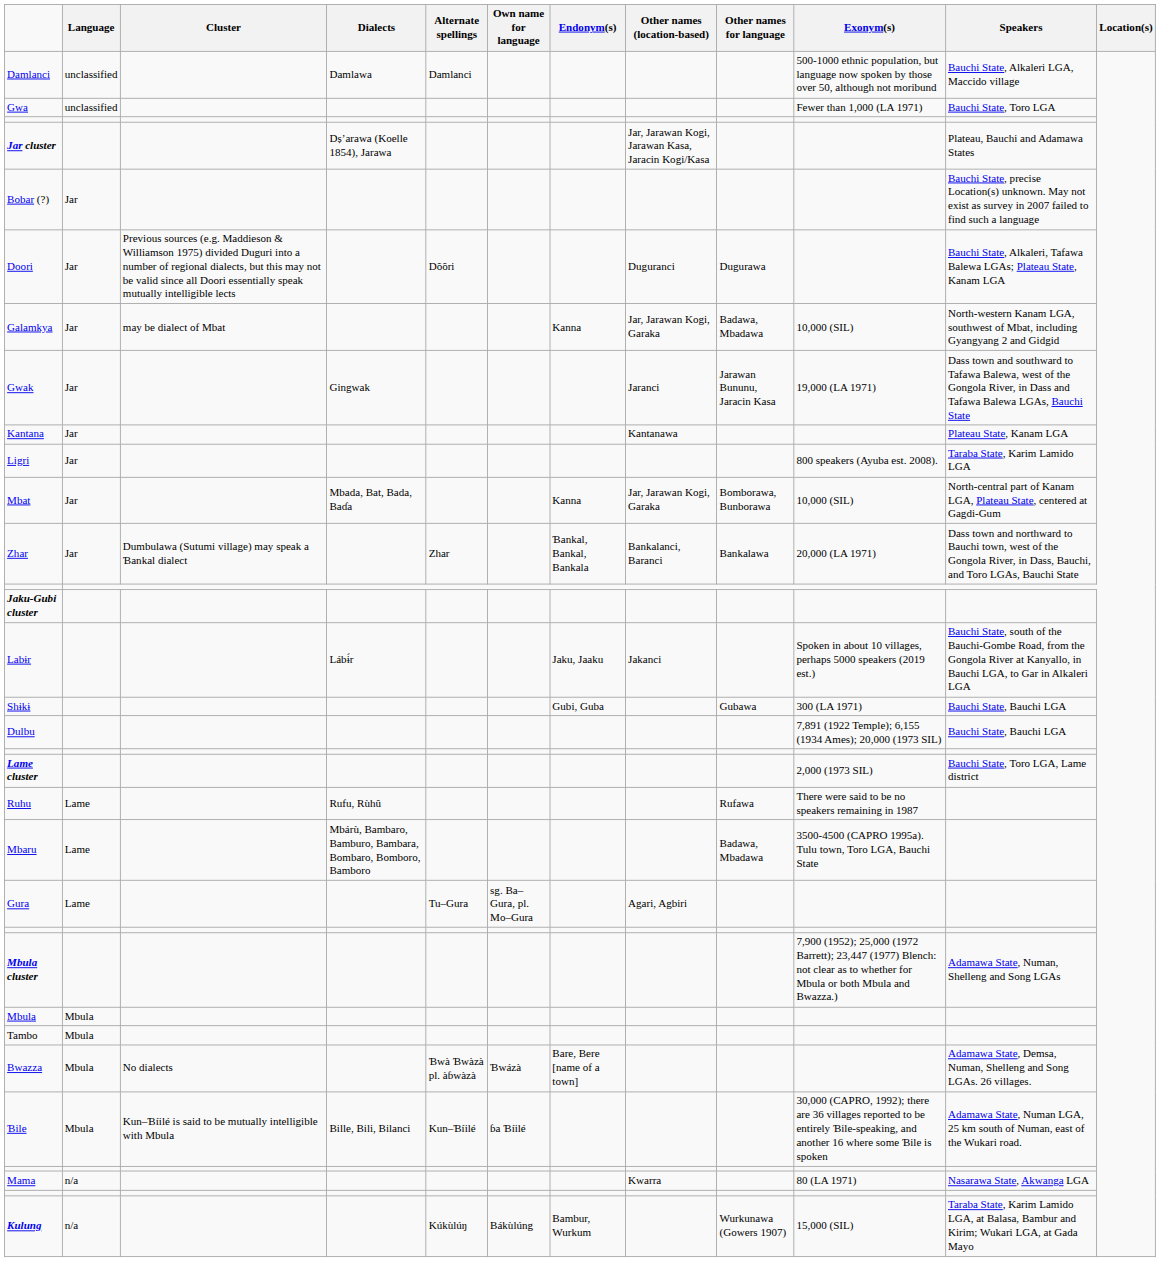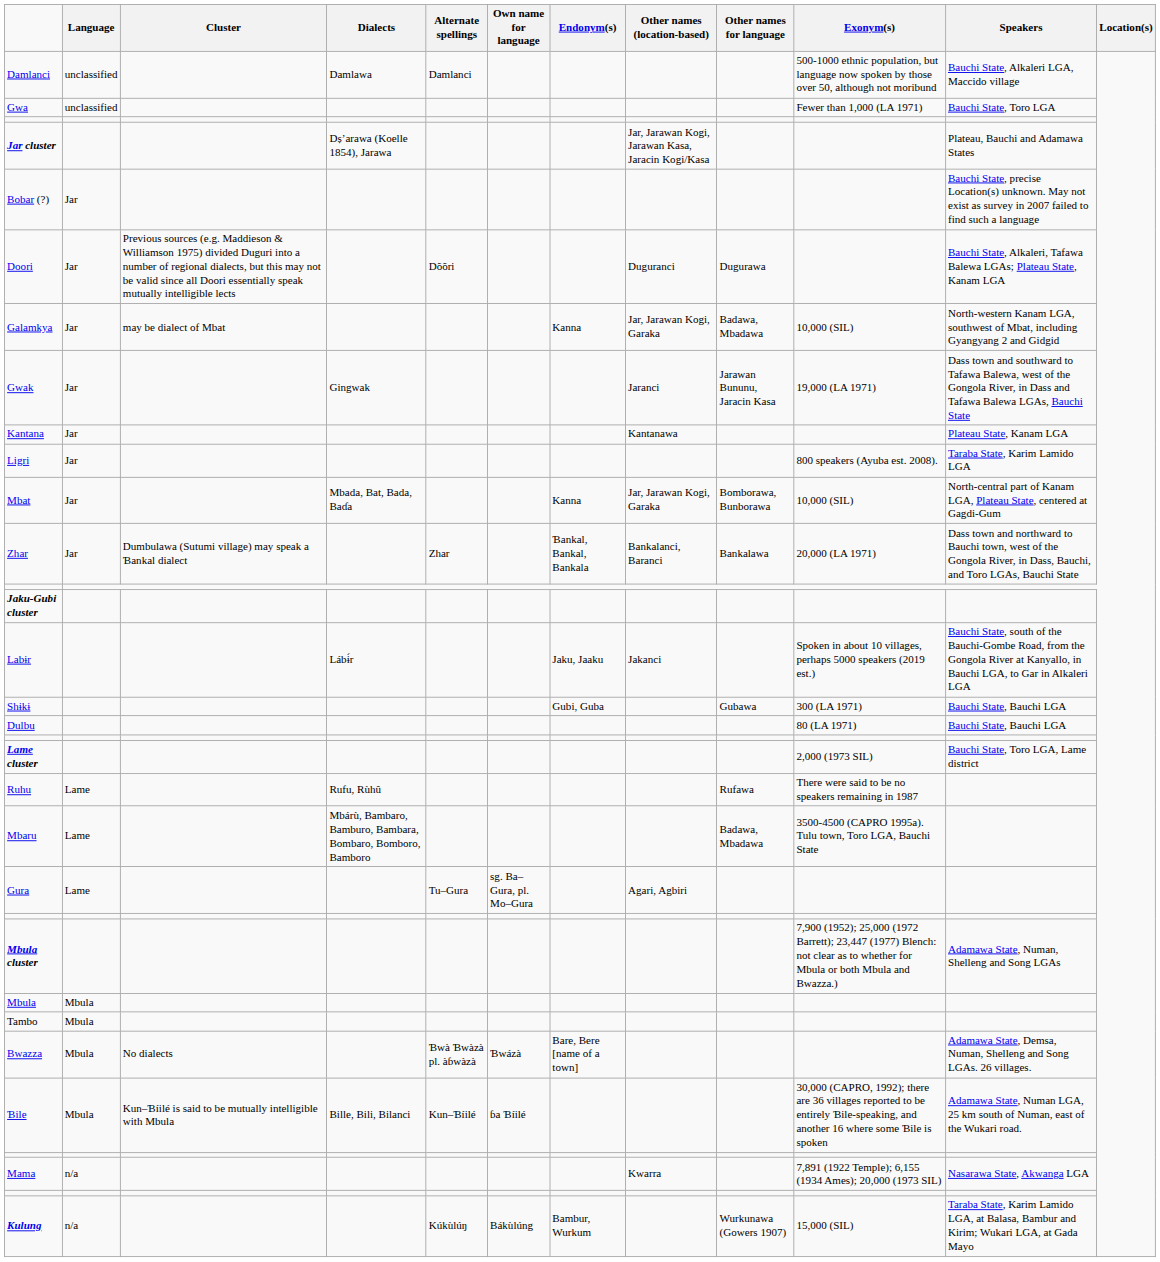(869, 732) 7,891 (1922 Temple); 6,155 (1934 Ames); 20,000 (1973 SIL) -> (826, 725) 80 (LA 1971)
(826, 1181) 80 (LA 1971) -> (869, 1174) 7,891 (1922 Temple); 6,155 (1934 Ames); 20,000 (1973 SIL)
